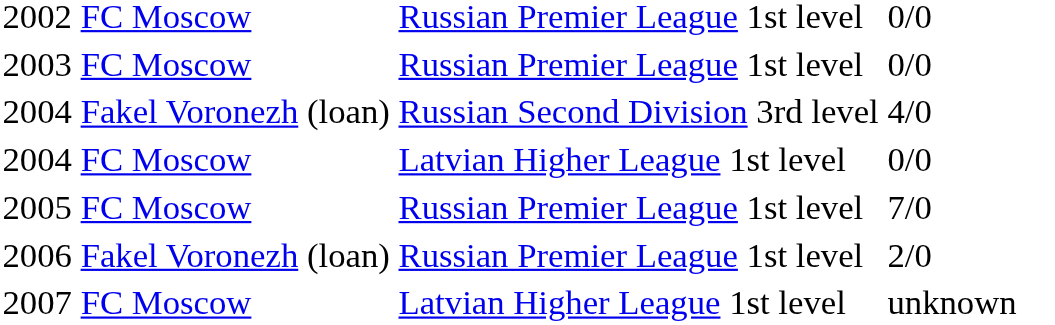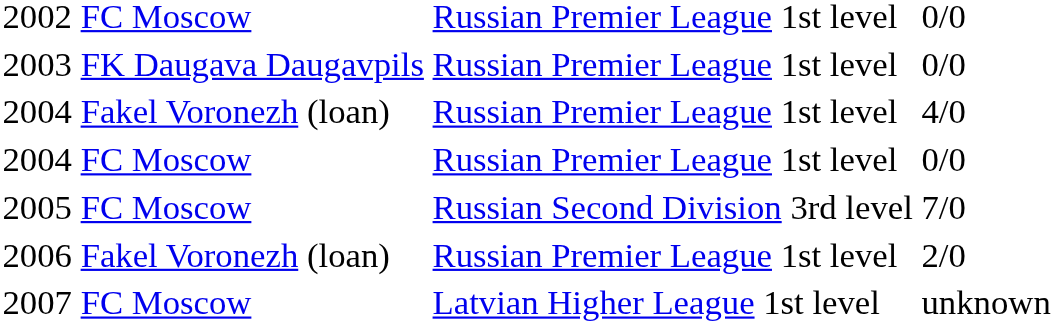(166, 64) FC Moscow -> (252, 64) FK Daugava Daugavpils
(639, 111) Russian Second Division 3rd level -> (665, 111) Russian Premier League 1st level
(622, 159) Latvian Higher League 1st level -> (665, 159) Russian Premier League 1st level
(631, 207) Russian Premier League 1st level -> (673, 207) Russian Second Division 3rd level
